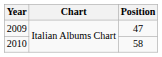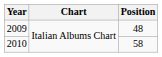(138, 28) 47 -> (138, 28) 48
